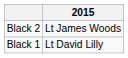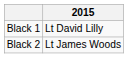rows swapped: (23, 45) <-> (23, 28)
